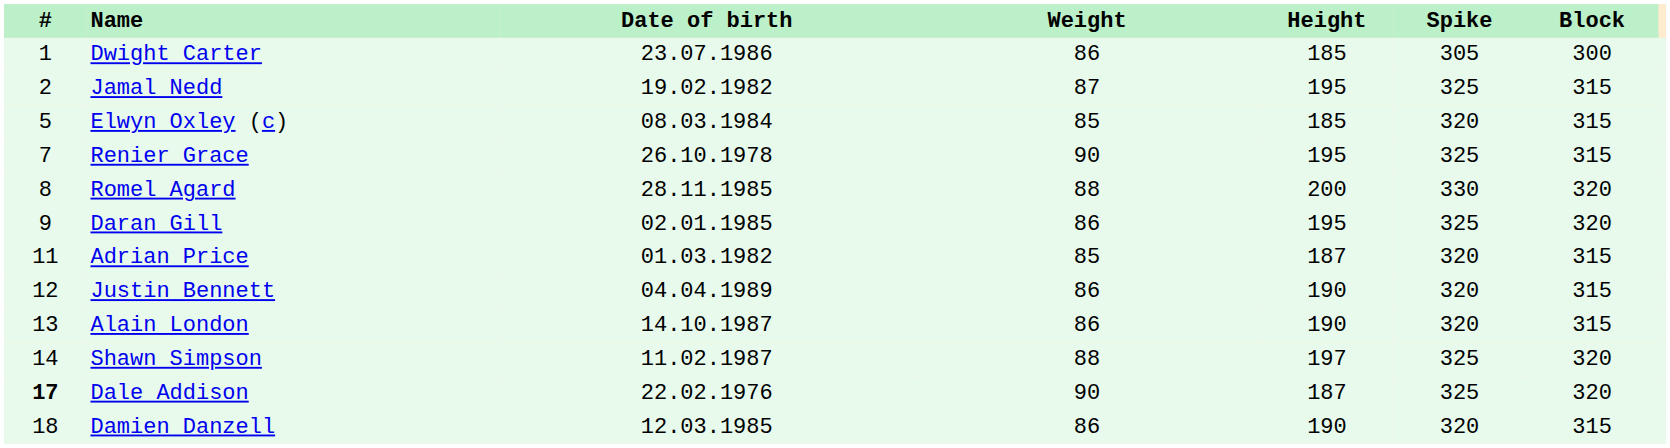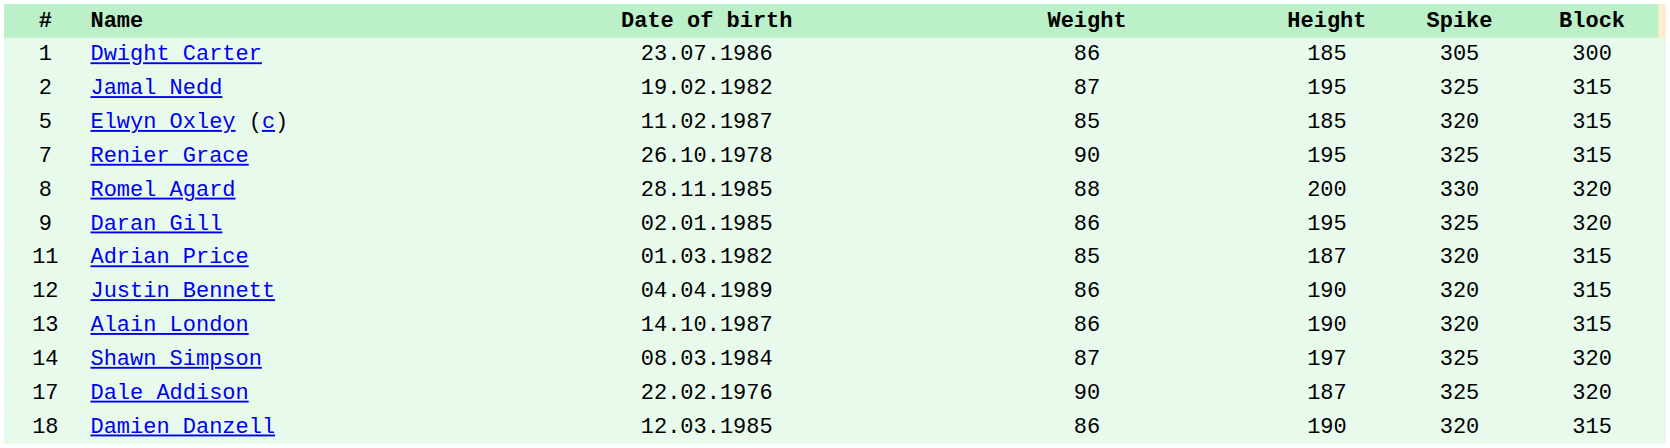(707, 122) 08.03.1984 -> (707, 122) 11.02.1987
(707, 359) 11.02.1987 -> (707, 359) 08.03.1984
(1087, 359) 88 -> (1087, 359) 87
(45, 393) bold -> (45, 393) normal
